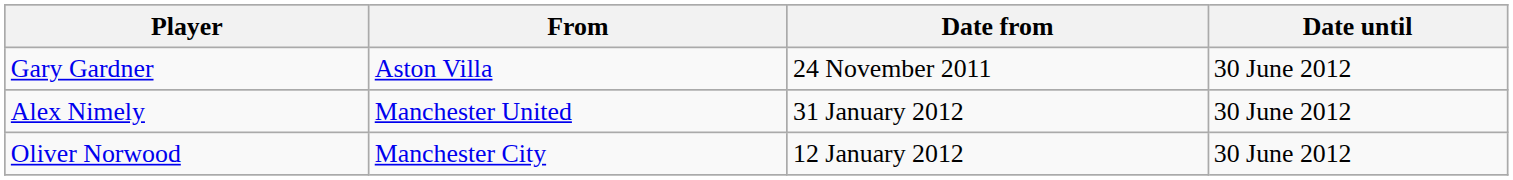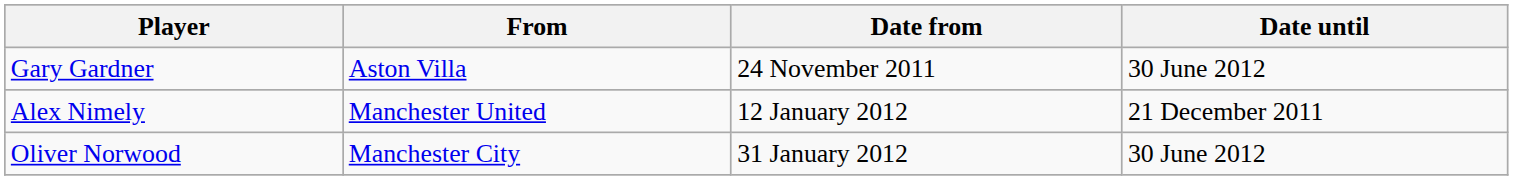(878, 111) 31 January 2012 -> (823, 111) 12 January 2012
(1283, 111) 30 June 2012 -> (1226, 111) 21 December 2011
(878, 153) 12 January 2012 -> (823, 153) 31 January 2012
